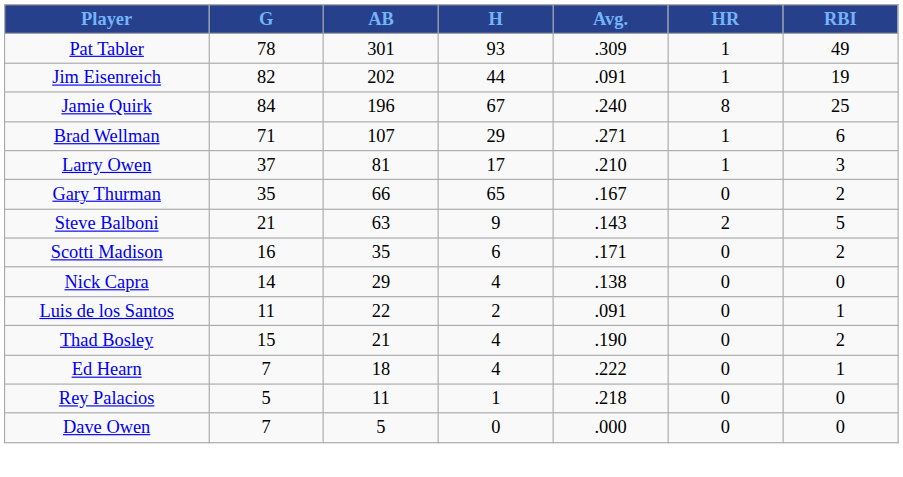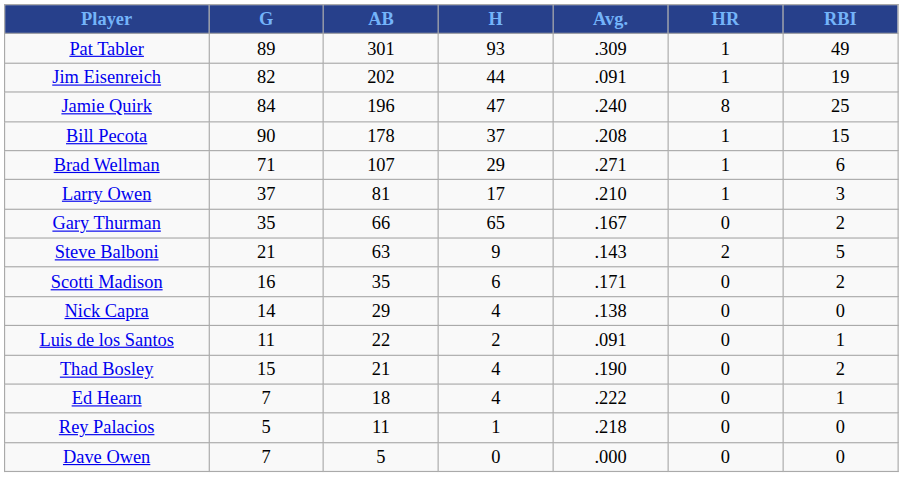(266, 48) 78 -> (266, 48) 89
(496, 106) 67 -> (496, 106) 47
+ row: (107, 135)
